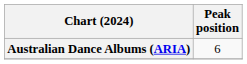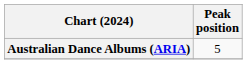(218, 48) 6 -> (218, 48) 5
